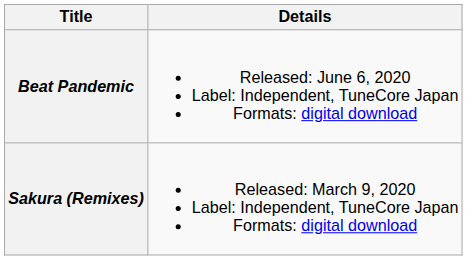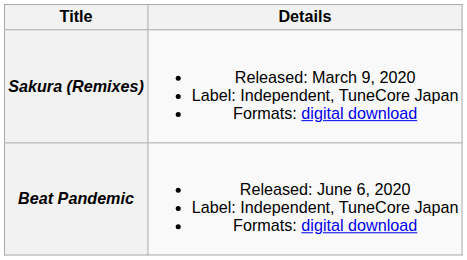rows swapped: (76, 198) <-> (76, 86)
